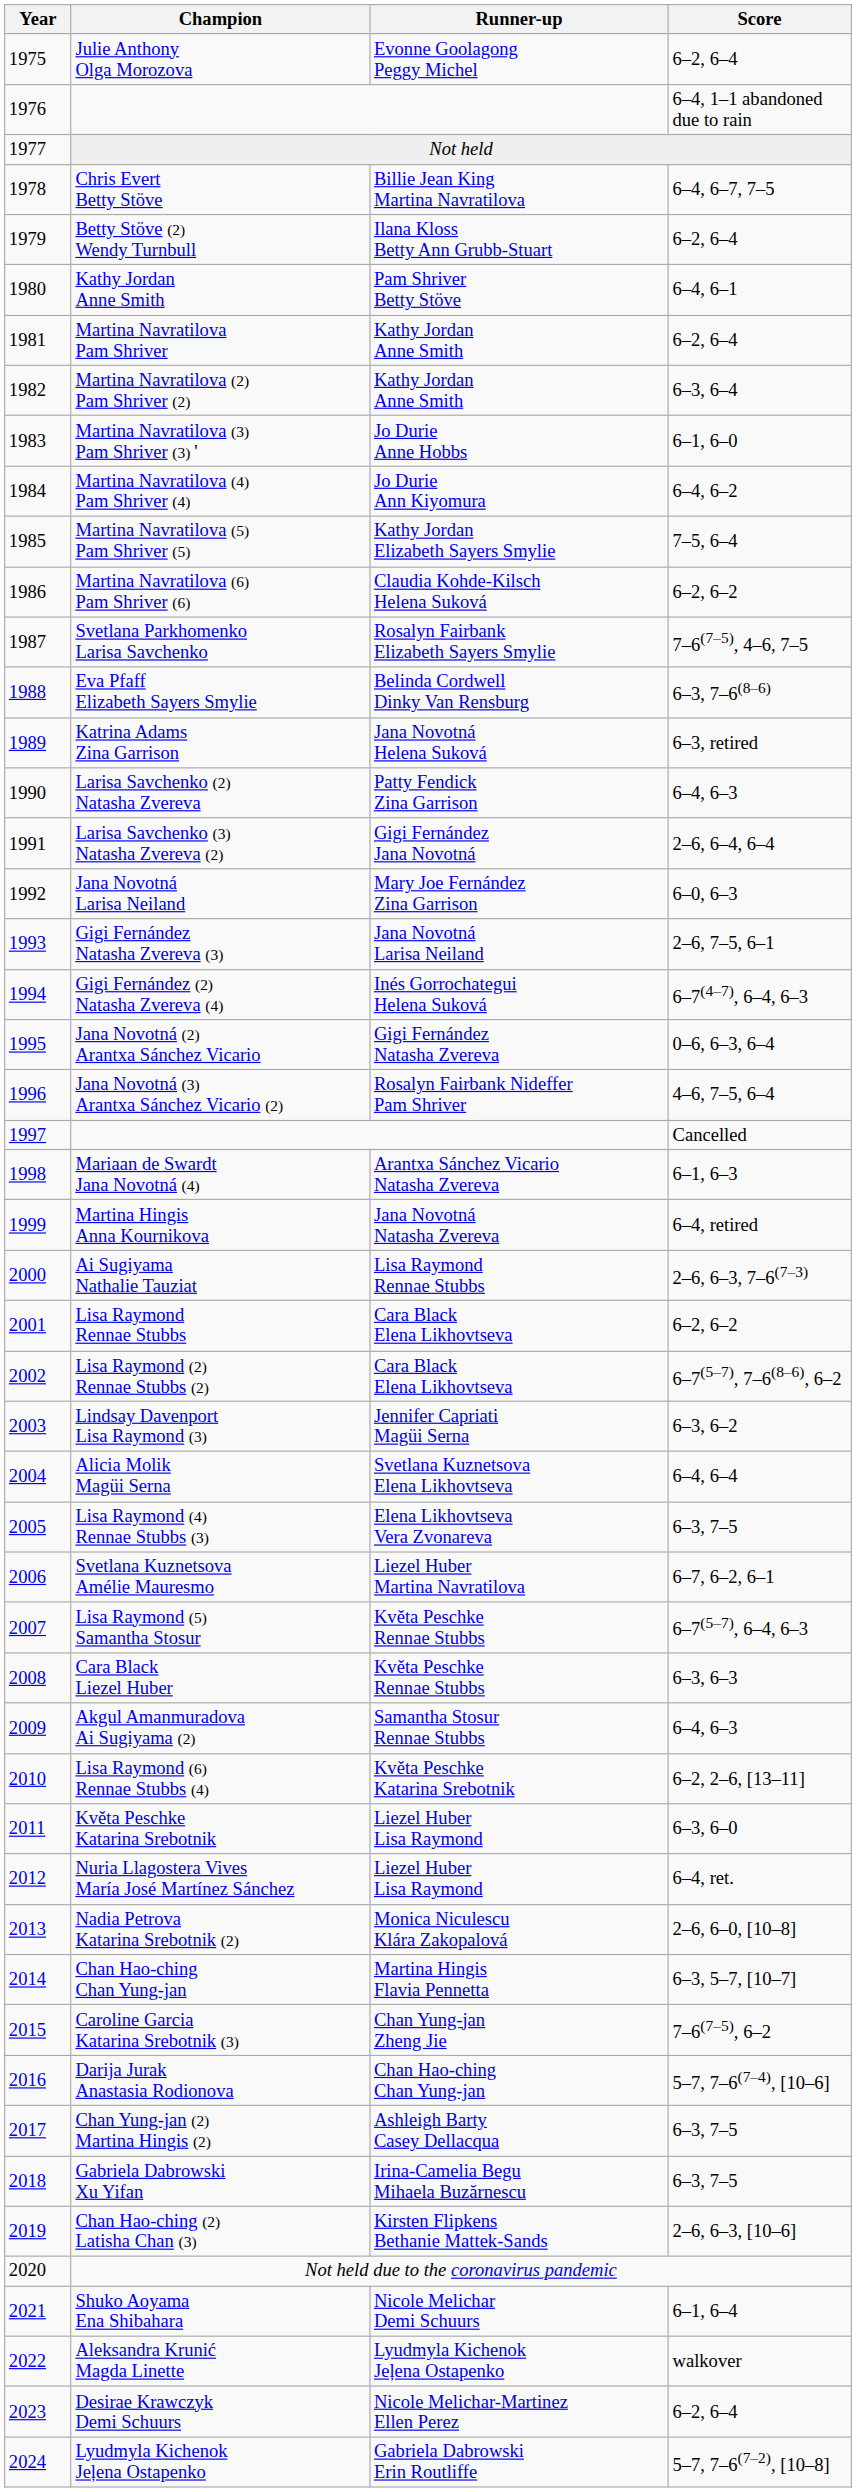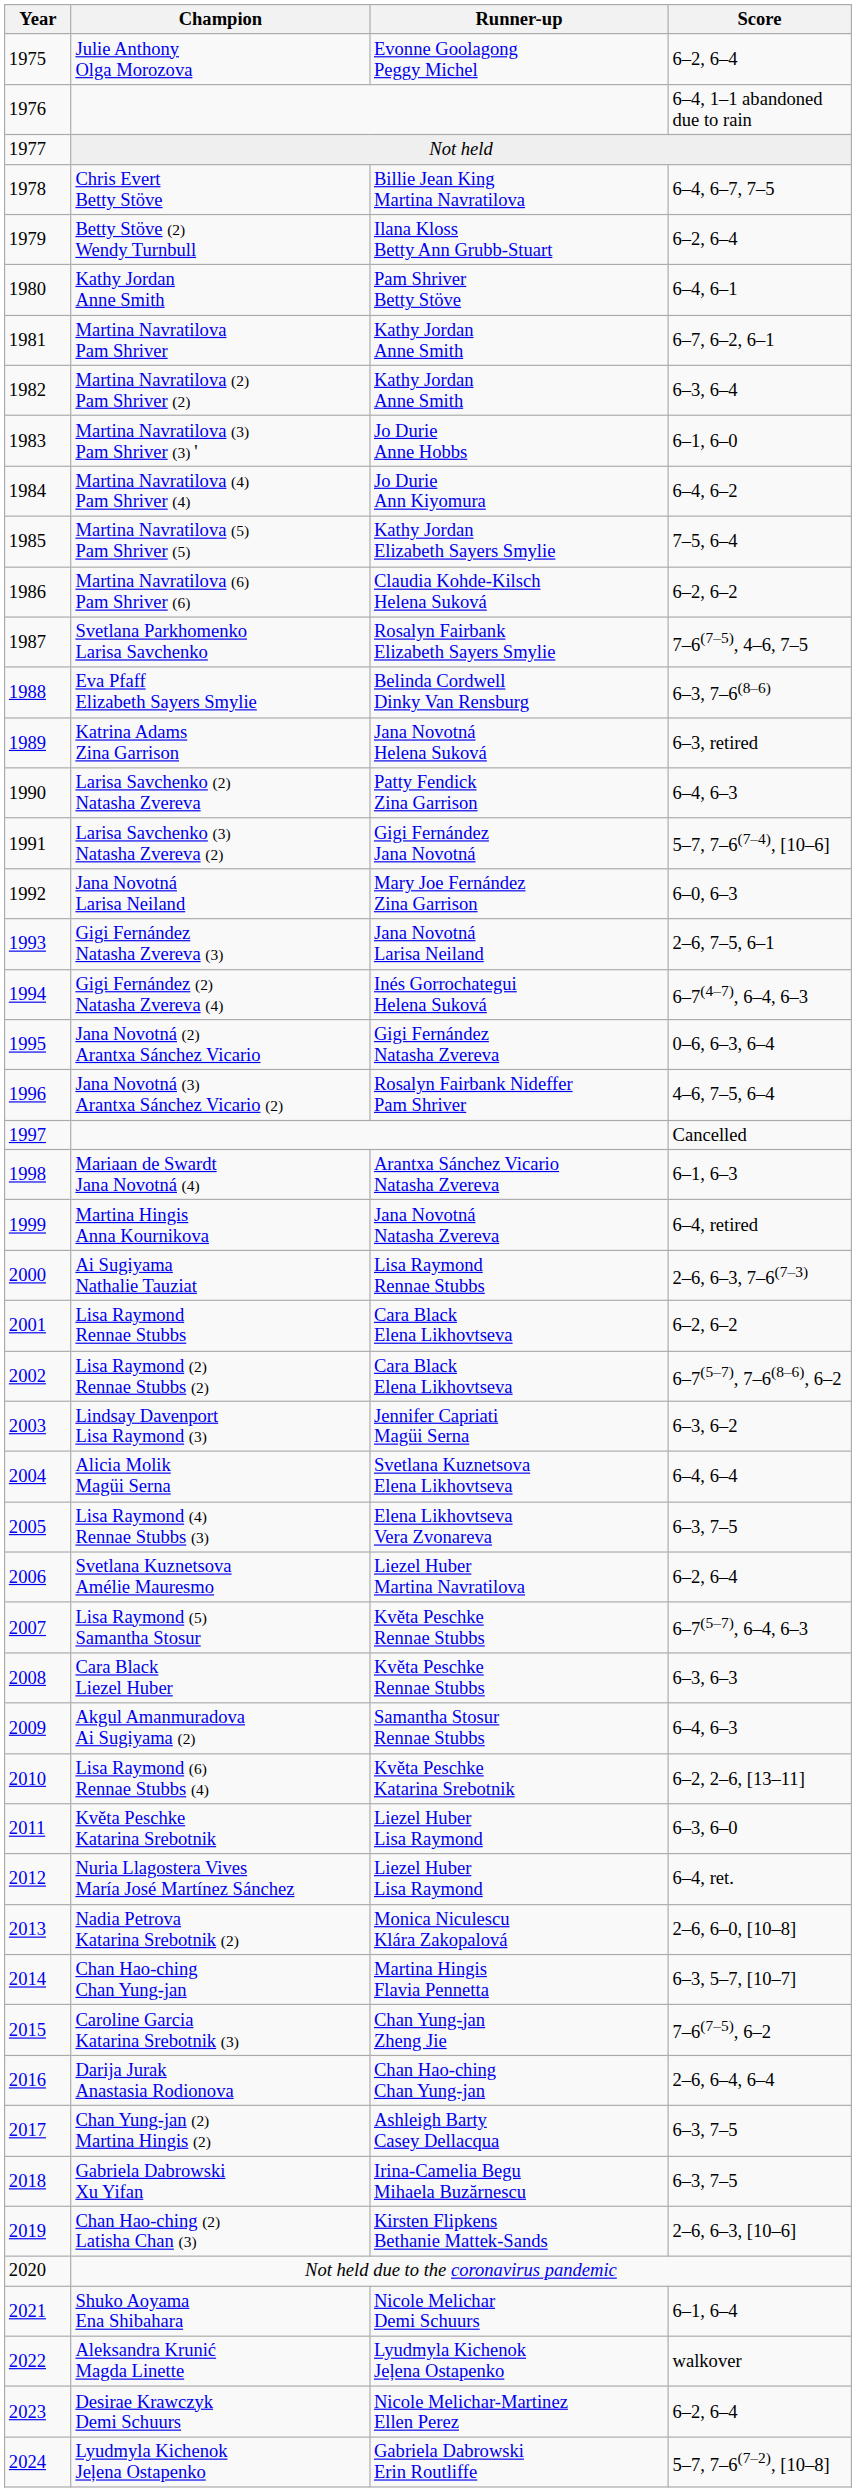(705, 340) 6–2, 6–4 -> (724, 340) 6–7, 6–2, 6–1
(724, 843) 2–6, 6–4, 6–4 -> (751, 843) 5–7, 7–6(7–4), [10–6]
(724, 1577) 6–7, 6–2, 6–1 -> (705, 1577) 6–2, 6–4
(751, 2080) 5–7, 7–6(7–4), [10–6] -> (724, 2080) 2–6, 6–4, 6–4
